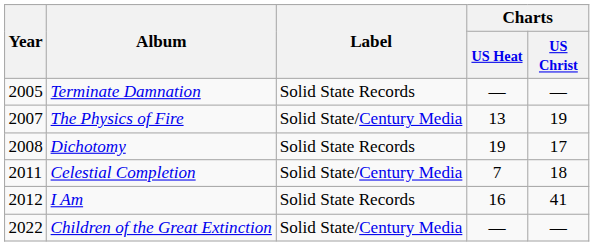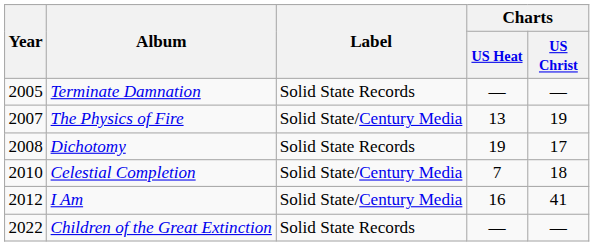(25, 173) 2011 -> (26, 173) 2010
(347, 200) Solid State Records -> (371, 200) Solid State/Century Media
(371, 227) Solid State/Century Media -> (347, 227) Solid State Records
